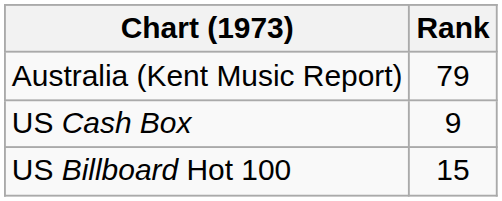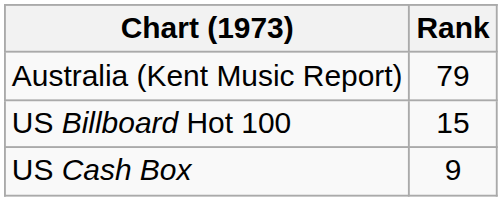rows swapped: (152, 170) <-> (102, 123)
